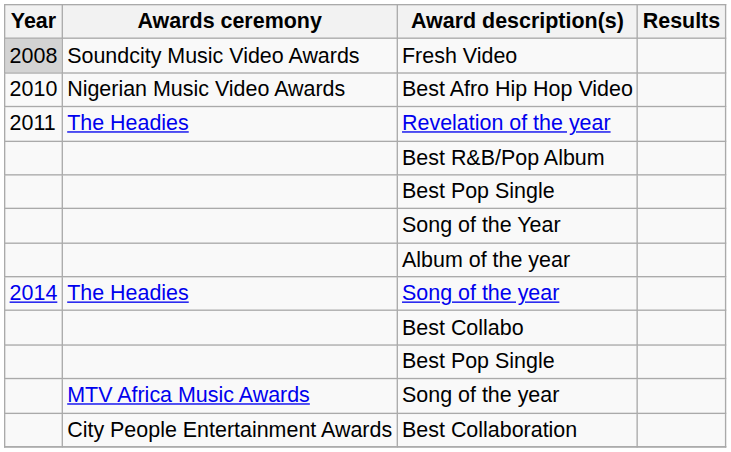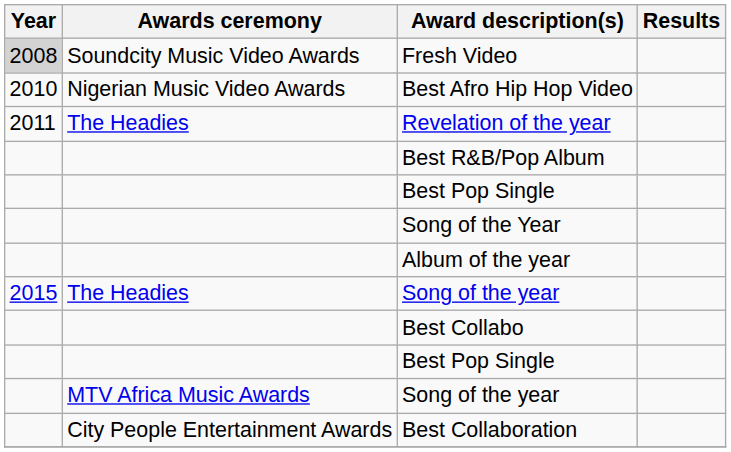(33, 293) 2014 -> (33, 293) 2015
